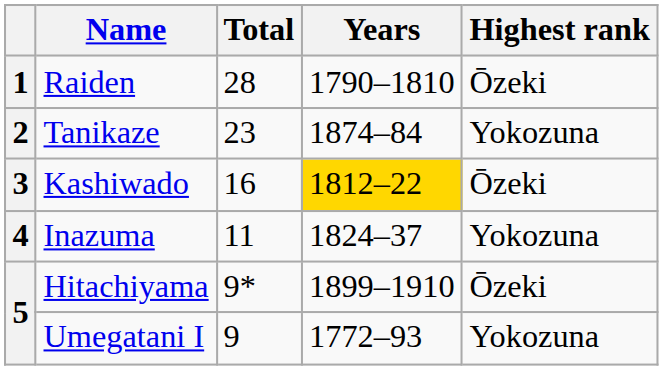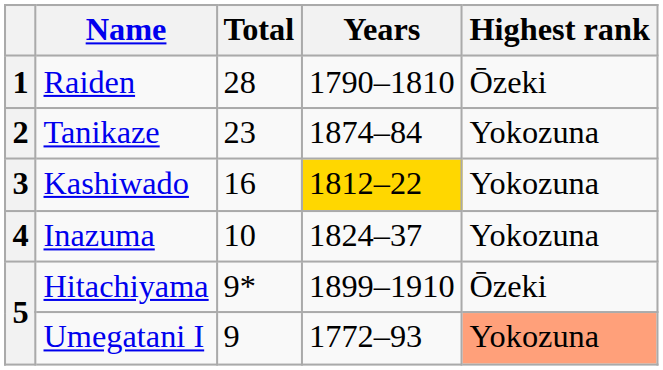(508, 183) Ōzeki -> (534, 183) Yokozuna
(239, 235) 11 -> (240, 235) 10
(534, 337) no background -> (534, 337) lightsalmon background
